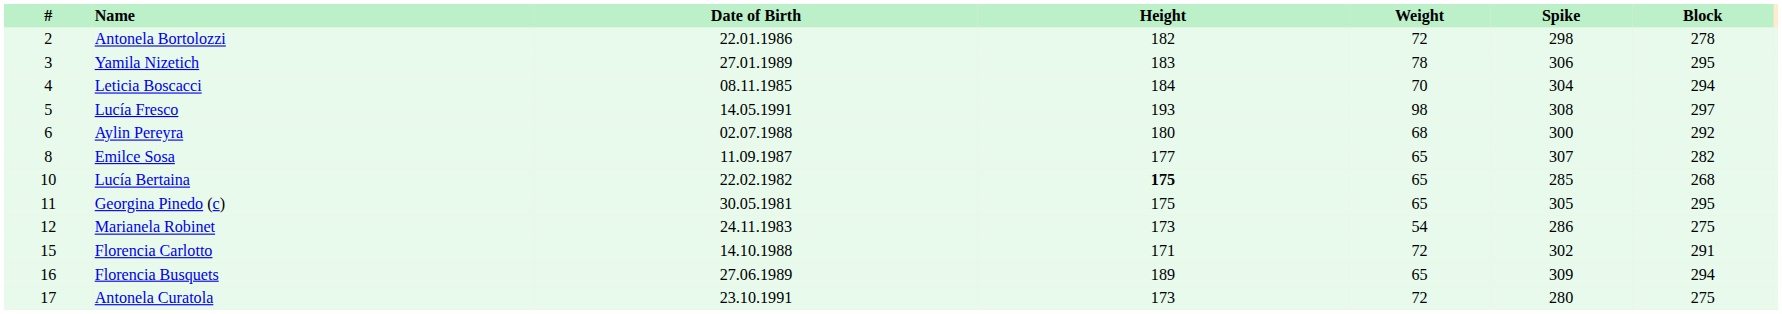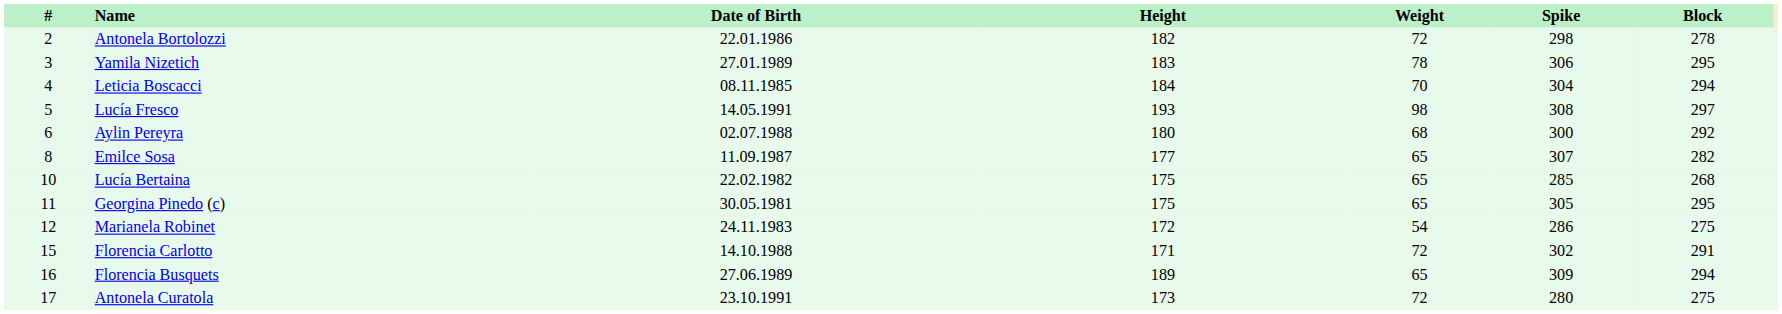(1163, 180) bold -> (1163, 180) normal
(1163, 227) 173 -> (1163, 227) 172
